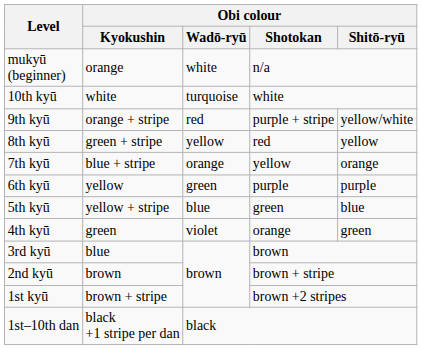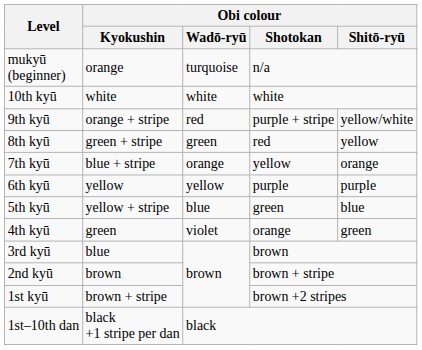(202, 67) white -> (212, 67) turquoise
(212, 97) turquoise -> (202, 97) white
(205, 141) yellow -> (202, 141) green
(202, 185) green -> (205, 185) yellow
